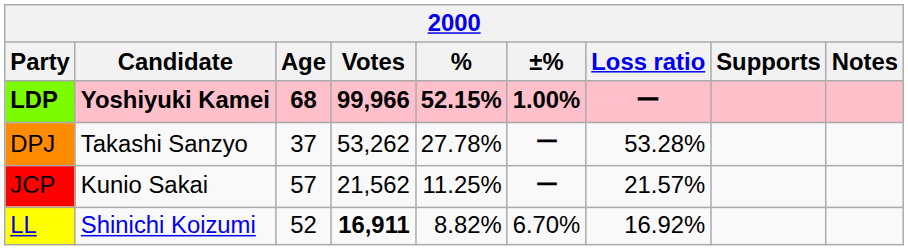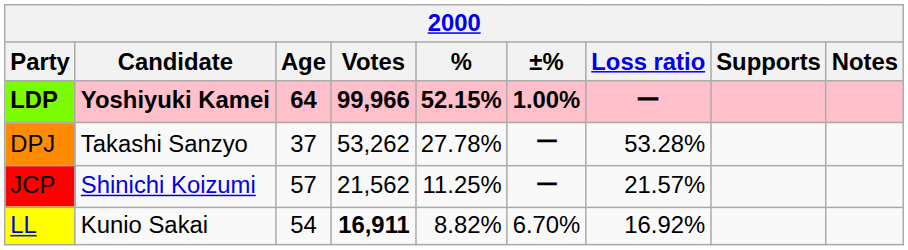(303, 101) 68 -> (303, 101) 64
(144, 185) Kunio Sakai -> (168, 185) Shinichi Koizumi
(168, 225) Shinichi Koizumi -> (144, 225) Kunio Sakai
(303, 225) 52 -> (303, 225) 54
